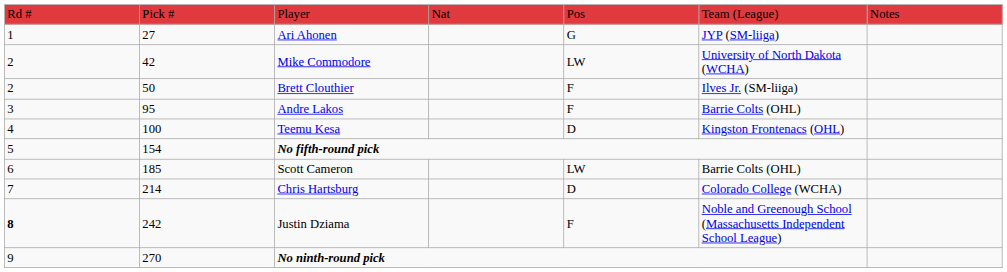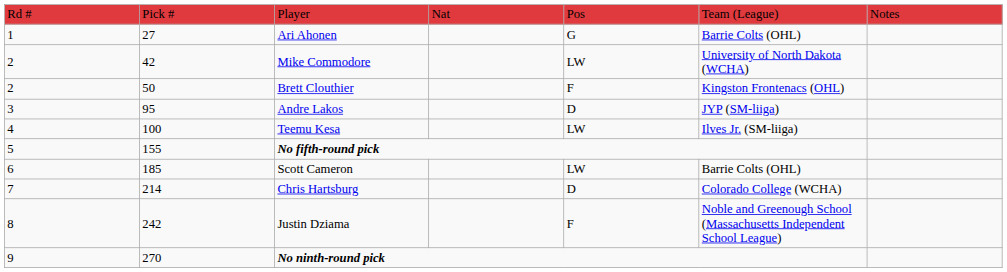(740, 34) JYP (SM-liiga) -> (751, 34) Barrie Colts (OHL)
(750, 88) Ilves Jr. (SM-liiga) -> (773, 88) Kingston Frontenacs (OHL)
(570, 108) F -> (571, 108) D
(751, 108) Barrie Colts (OHL) -> (740, 108) JYP (SM-liiga)
(571, 128) D -> (576, 128) LW
(773, 128) Kingston Frontenacs (OHL) -> (750, 128) Ilves Jr. (SM-liiga)
(152, 149) 154 -> (152, 149) 155
(10, 223) bold -> (10, 223) normal
